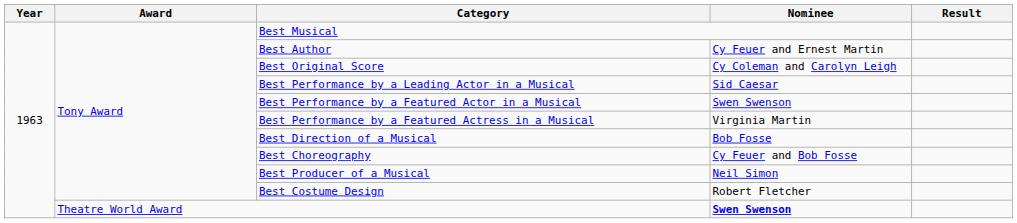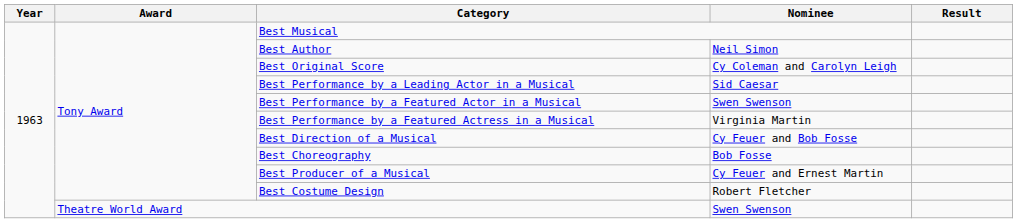(798, 49) Cy Feuer and Ernest Martin -> (745, 49) Neil Simon
(742, 138) Bob Fosse -> (785, 138) Cy Feuer and Bob Fosse
(785, 156) Cy Feuer and Bob Fosse -> (742, 156) Bob Fosse
(745, 173) Neil Simon -> (798, 173) Cy Feuer and Ernest Martin
(752, 209) bold -> (752, 209) normal
